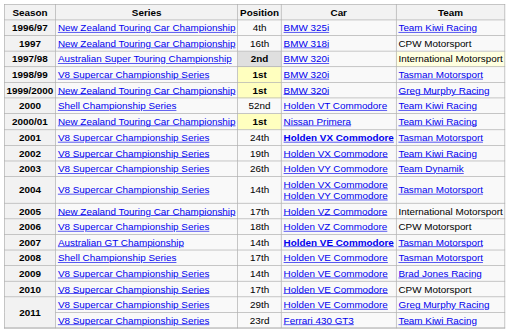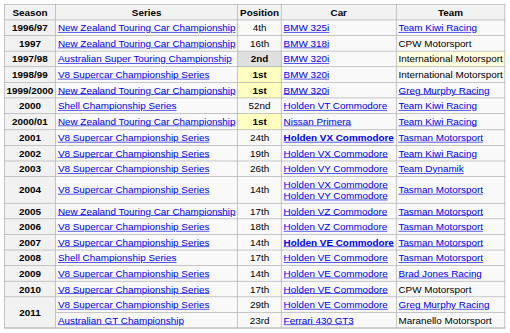(441, 75) Tasman Motorsport -> (451, 75) International Motorsport
(451, 211) International Motorsport -> (441, 211) Tasman Motorsport
(435, 227) CPW Motorsport -> (441, 227) Tasman Motorsport
(121, 242) Australian GT Championship -> (134, 242) V8 Supercar Championship Series
(134, 321) V8 Supercar Championship Series -> (121, 321) Australian GT Championship
(438, 321) Team Kiwi Racing -> (445, 321) Maranello Motorsport
